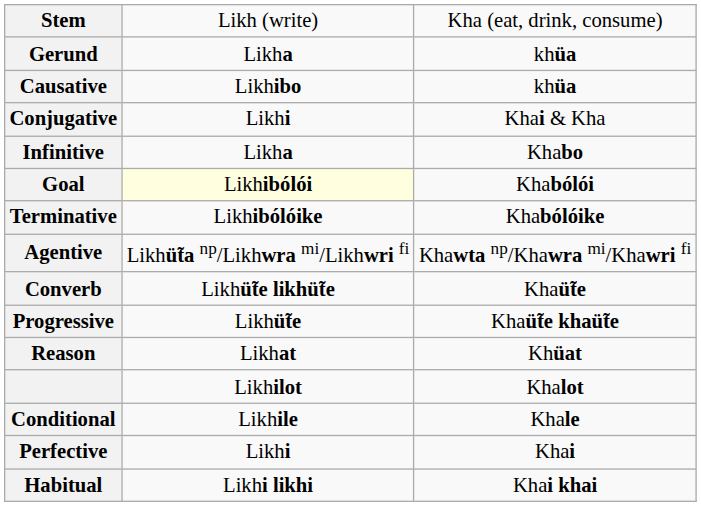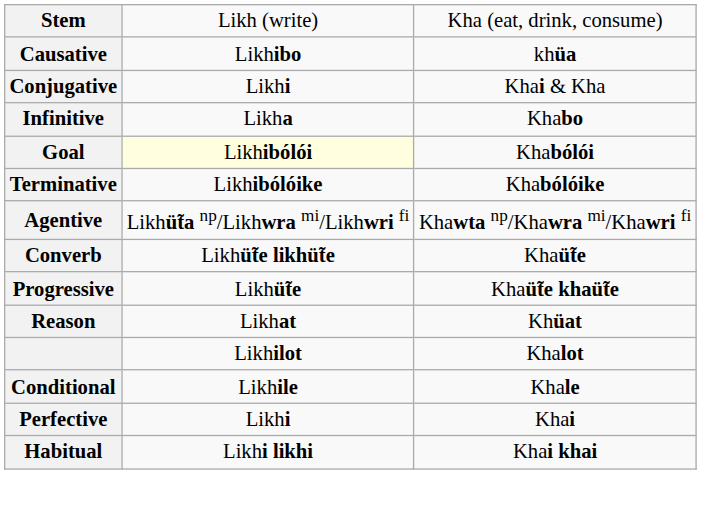- row: (63, 53)
